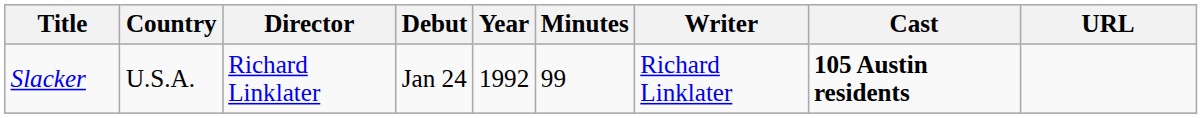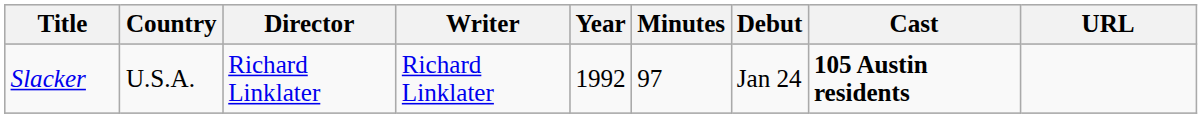columns swapped: (721, 24) <-> (435, 24)
(553, 78) 99 -> (650, 78) 97
